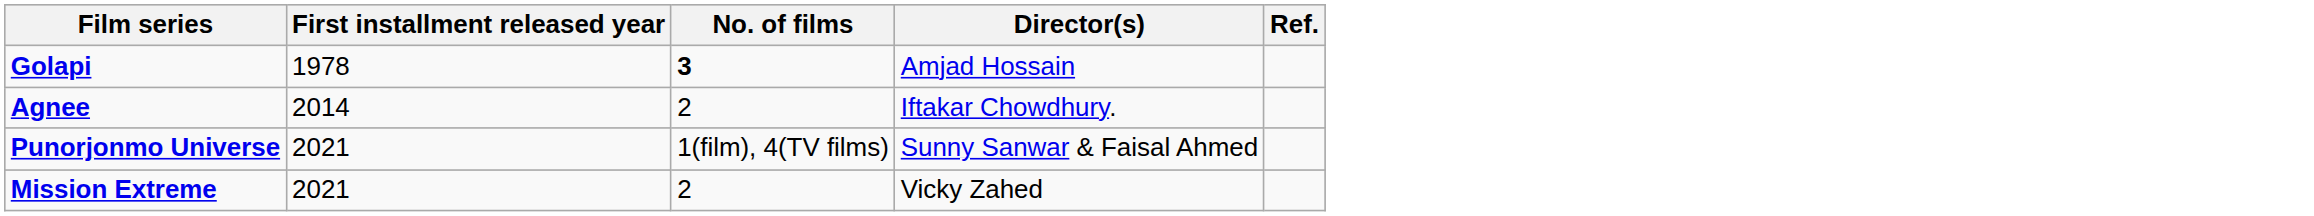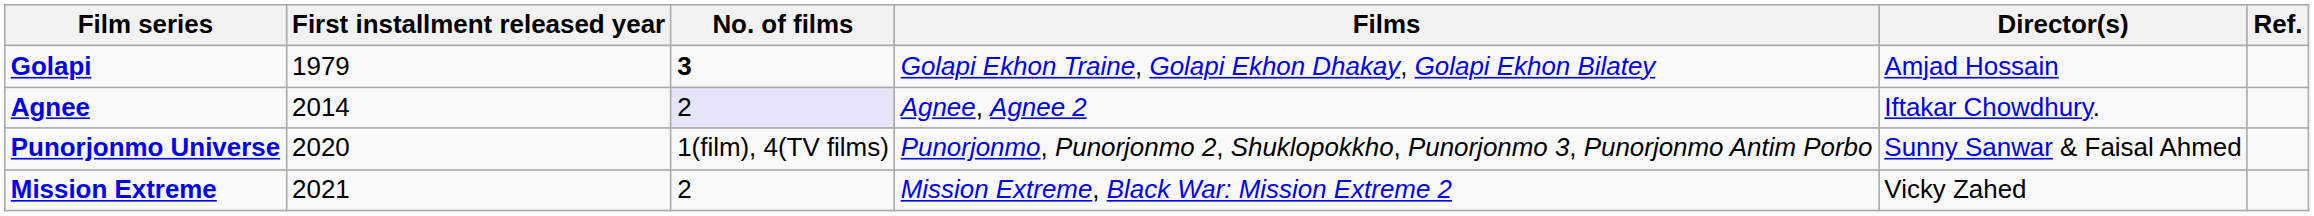+ column: (1387, 25)
(321, 66) 1978 -> (321, 66) 1979
(684, 107) no background -> (684, 107) lavender background
(321, 148) 2021 -> (321, 148) 2020
